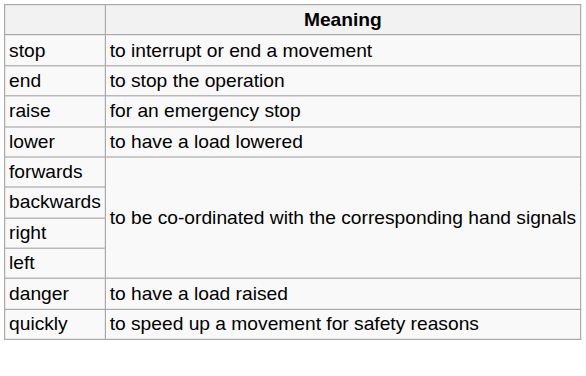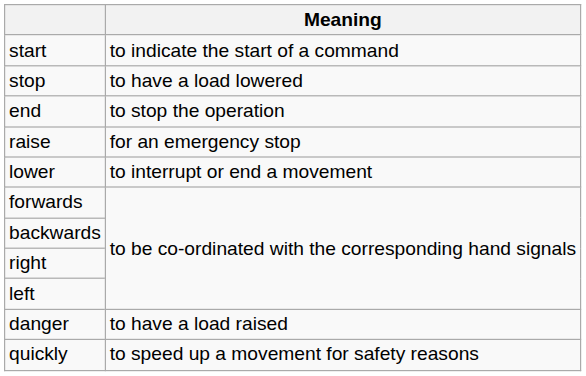+ row: (28, 50)
(241, 50) to interrupt or end a movement -> (206, 80) to have a load lowered
(206, 141) to have a load lowered -> (241, 171) to interrupt or end a movement
